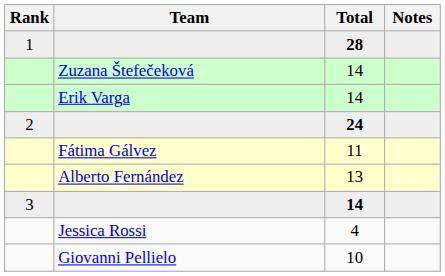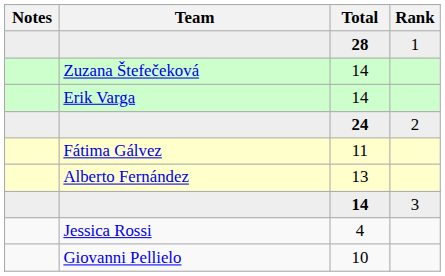columns swapped: (29, 17) <-> (412, 17)
